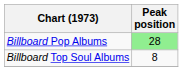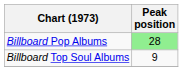(155, 58) 8 -> (155, 58) 9
